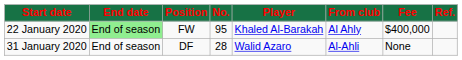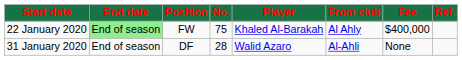(221, 30) 95 -> (221, 30) 75
